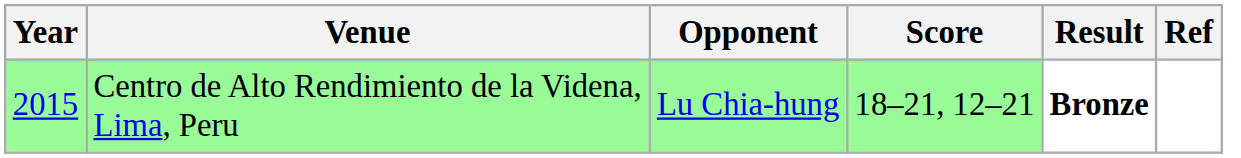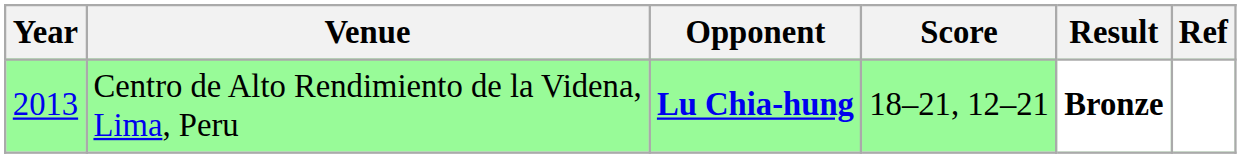(45, 105) 2015 -> (45, 105) 2013
(748, 105) normal -> (755, 105) bold
